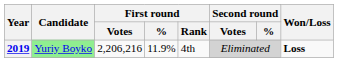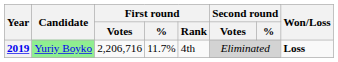(120, 48) 2,206,216 -> (120, 48) 2,206,716
(161, 48) 11.9% -> (161, 48) 11.7%
